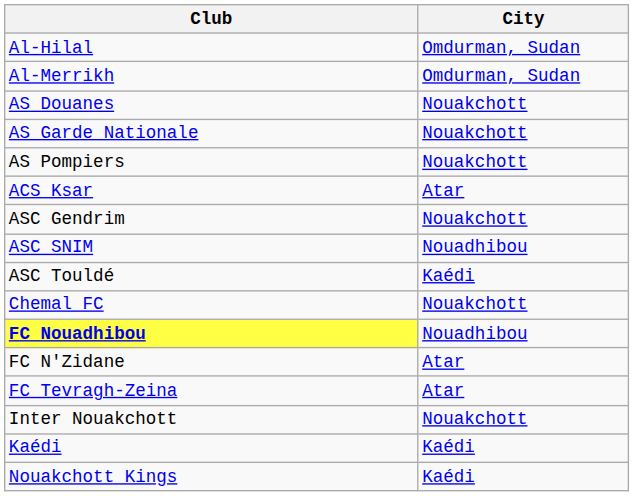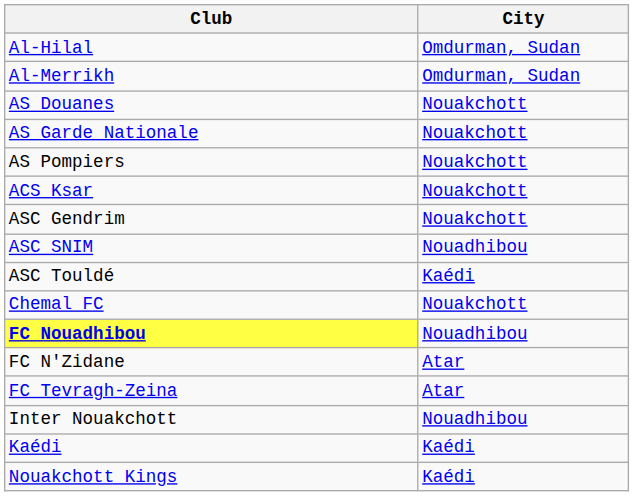(443, 191) Atar -> (475, 191) Nouakchott
(475, 419) Nouakchott -> (475, 419) Nouadhibou
